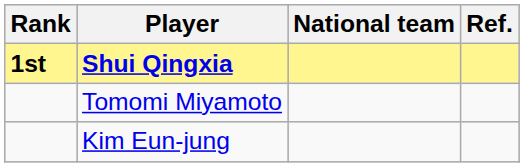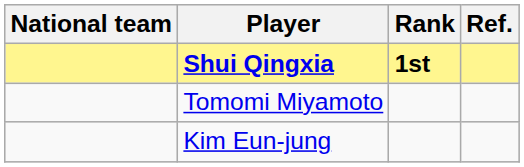columns swapped: (41, 24) <-> (374, 24)
